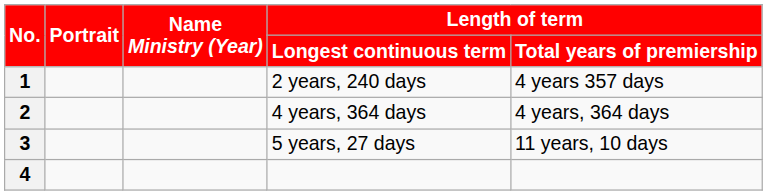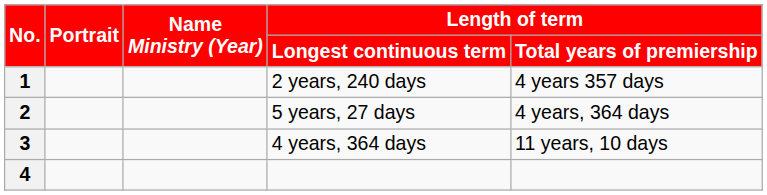(349, 112) 4 years, 364 days -> (343, 112) 5 years, 27 days
(343, 143) 5 years, 27 days -> (349, 143) 4 years, 364 days
